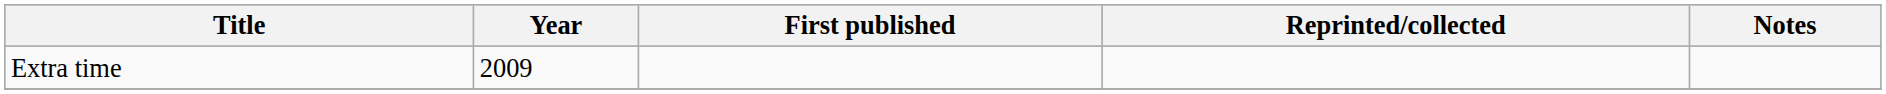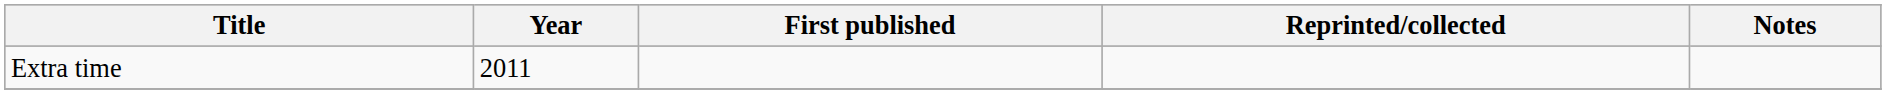(506, 67) 2009 -> (506, 67) 2011
